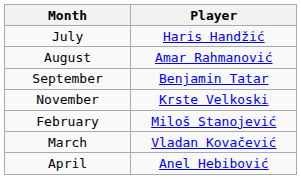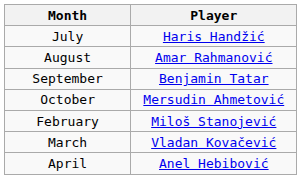+ row: (68, 100)
- row: (68, 100)
